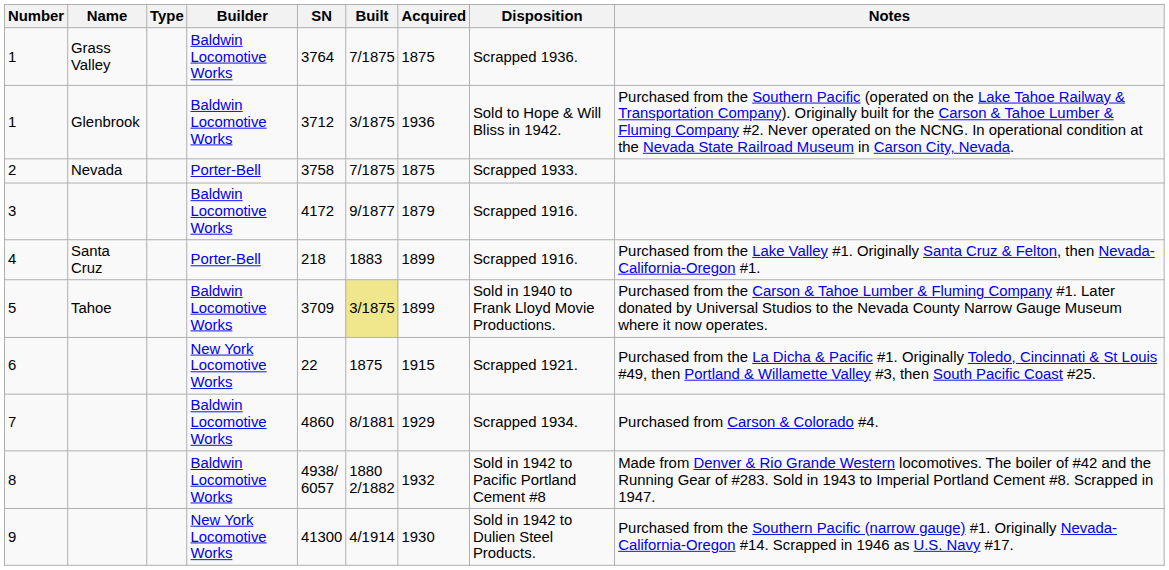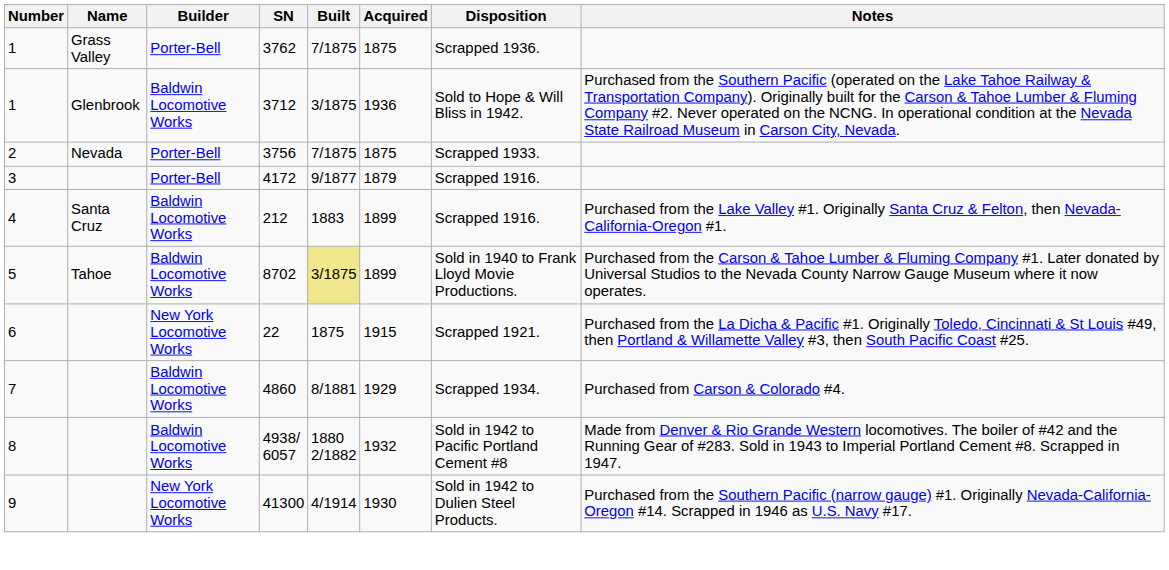- column: (167, 16)
(229, 56) Baldwin Locomotive Works -> (185, 48) Porter-Bell
(317, 56) 3764 -> (279, 48) 3762
(317, 170) 3758 -> (279, 154) 3756
(229, 211) Baldwin Locomotive Works -> (185, 177) Porter-Bell
(226, 259) Porter-Bell -> (188, 217) Baldwin Locomotive Works
(313, 259) 218 -> (275, 217) 212
(317, 308) 3709 -> (279, 275) 8702
